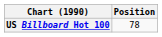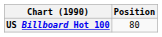(134, 25) 78 -> (134, 25) 80
